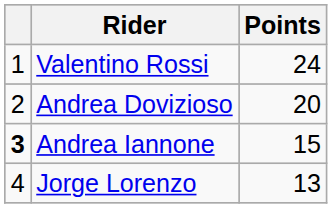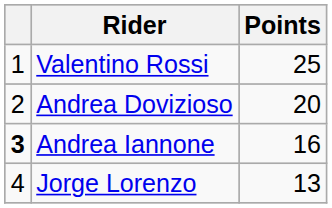(307, 65) 24 -> (307, 65) 25
(307, 144) 15 -> (307, 144) 16
